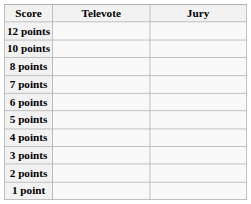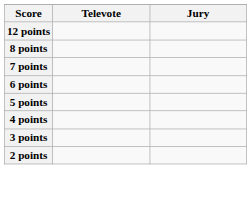- row: (29, 48)
- row: (29, 191)
